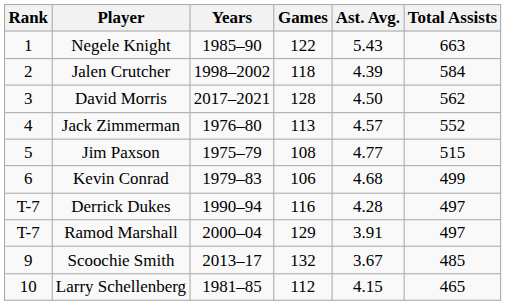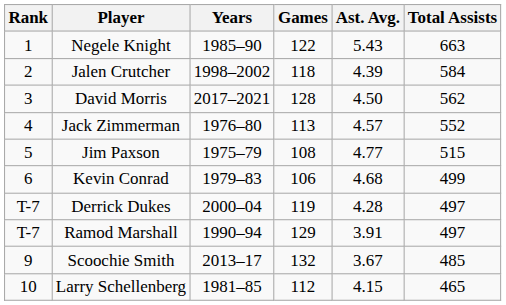(232, 206) 1990–94 -> (232, 206) 2000–04
(303, 206) 116 -> (303, 206) 119
(232, 233) 2000–04 -> (232, 233) 1990–94
